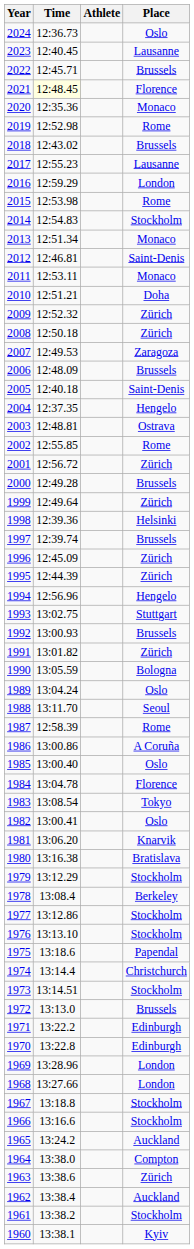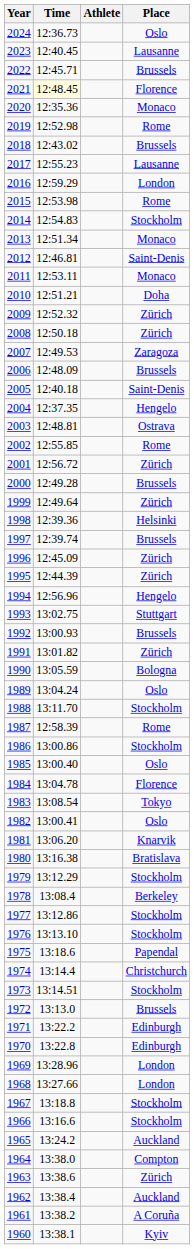(156, 708) Seoul -> (156, 708) Stockholm
(156, 746) A Coruña -> (156, 746) Stockholm
(156, 1215) Stockholm -> (156, 1215) A Coruña
